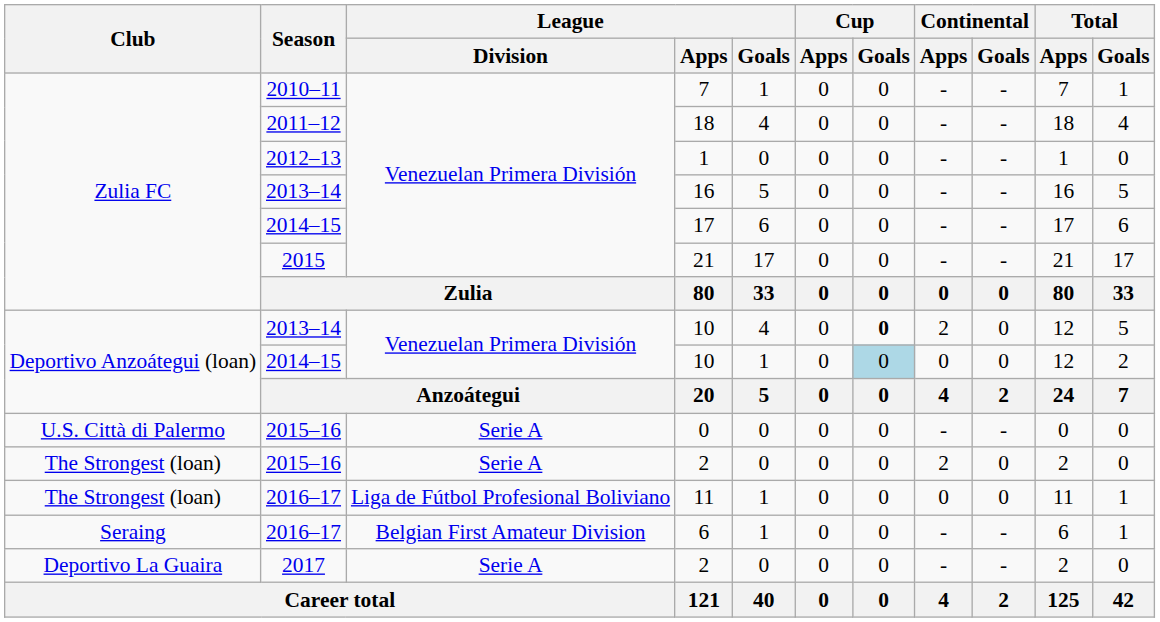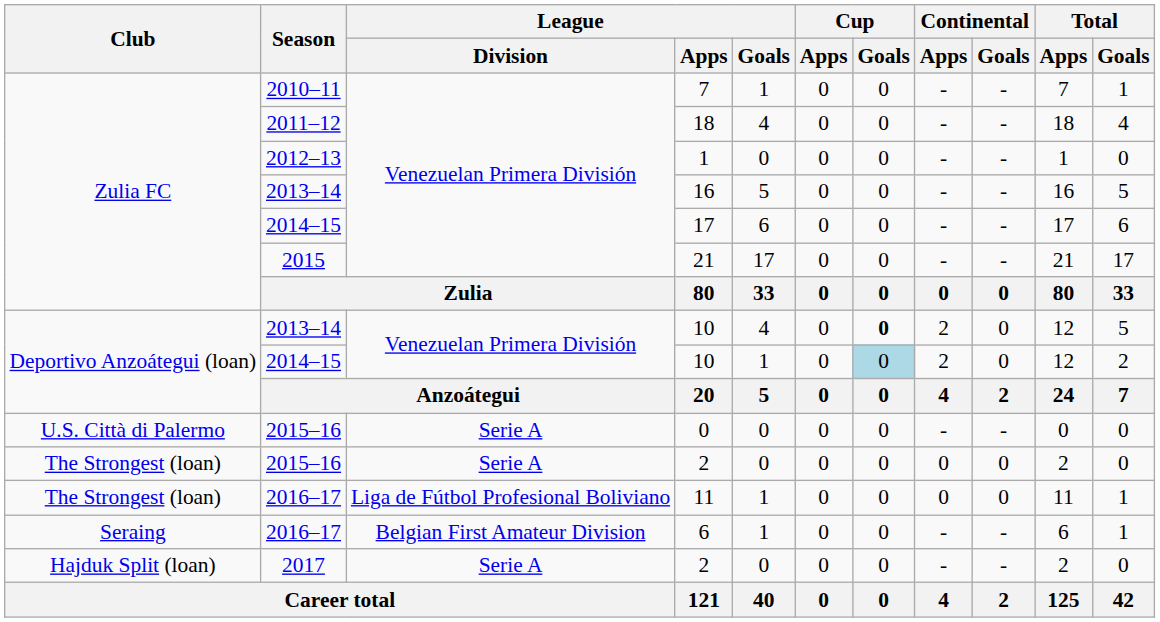(944, 361) 0 -> (944, 361) 2
(944, 463) 2 -> (944, 463) 0
(133, 565) Deportivo La Guaira -> (133, 565) Hajduk Split (loan)
